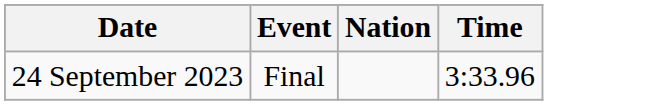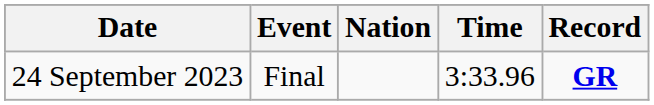+ column: (595, 28)
